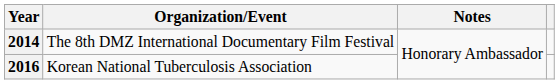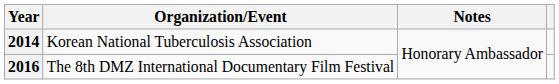(220, 41) The 8th DMZ International Documentary Film Festival -> (179, 41) Korean National Tuberculosis Association
(179, 66) Korean National Tuberculosis Association -> (220, 66) The 8th DMZ International Documentary Film Festival
